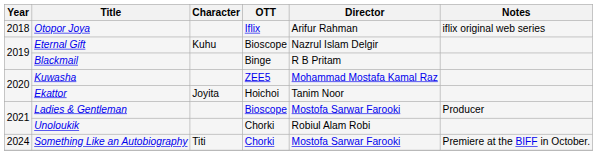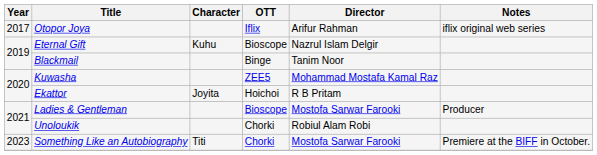(18, 28) 2018 -> (18, 28) 2017
(316, 61) R B Pritam -> (318, 61) Tanim Noor
(318, 93) Tanim Noor -> (316, 93) R B Pritam
(18, 142) 2024 -> (18, 142) 2023
